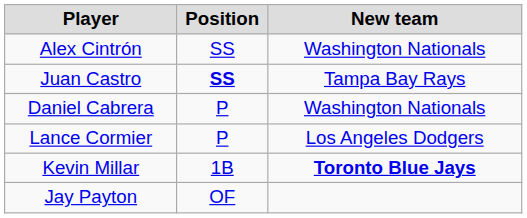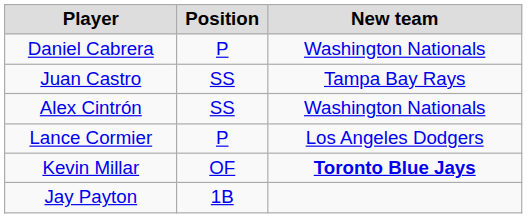rows swapped: (91, 108) <-> (91, 49)
(222, 78) bold -> (222, 78) normal
(222, 167) 1B -> (222, 167) OF
(222, 197) OF -> (222, 197) 1B
